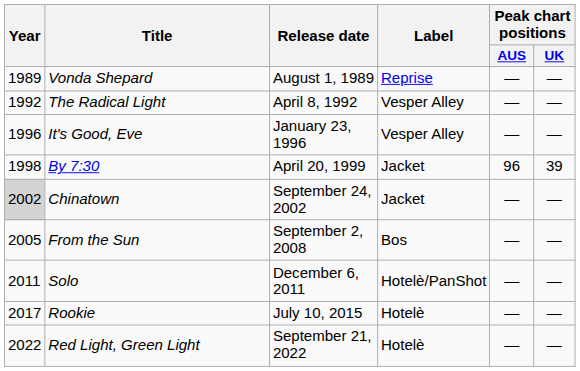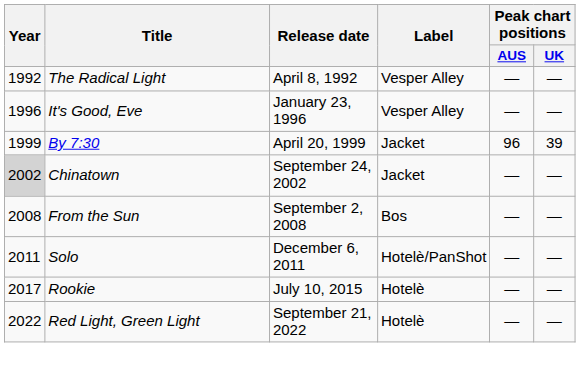- row: (100, 78)
(25, 167) 1998 -> (25, 143) 1999
(25, 240) 2005 -> (25, 216) 2008
